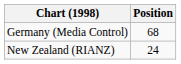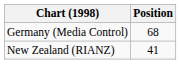(153, 50) 24 -> (153, 50) 41
